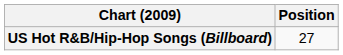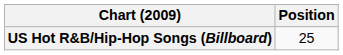(307, 38) 27 -> (307, 38) 25
